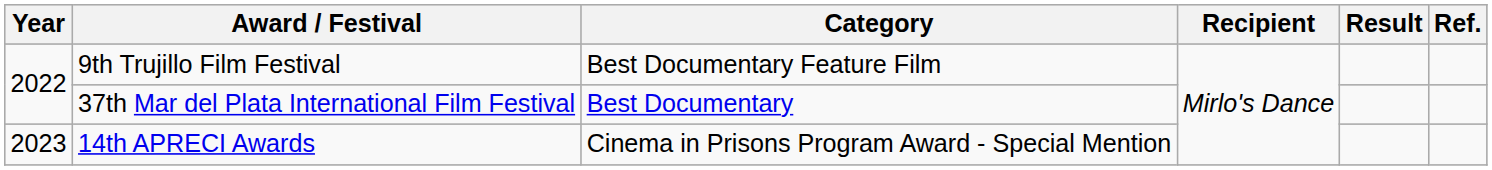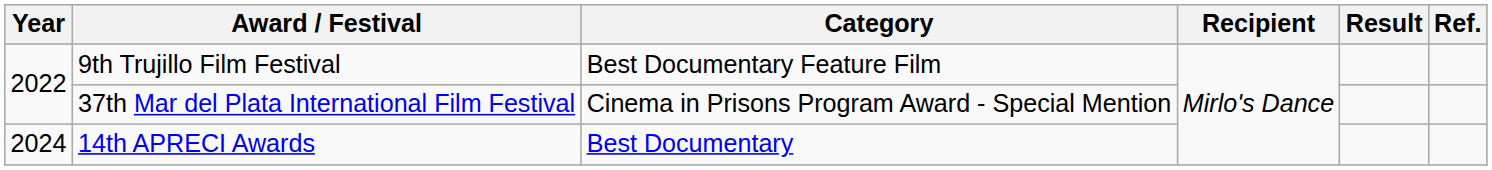(690, 104) Best Documentary -> (879, 104) Cinema in Prisons Program Award - Special Mention
(39, 143) 2023 -> (39, 143) 2024
(879, 143) Cinema in Prisons Program Award - Special Mention -> (690, 143) Best Documentary
